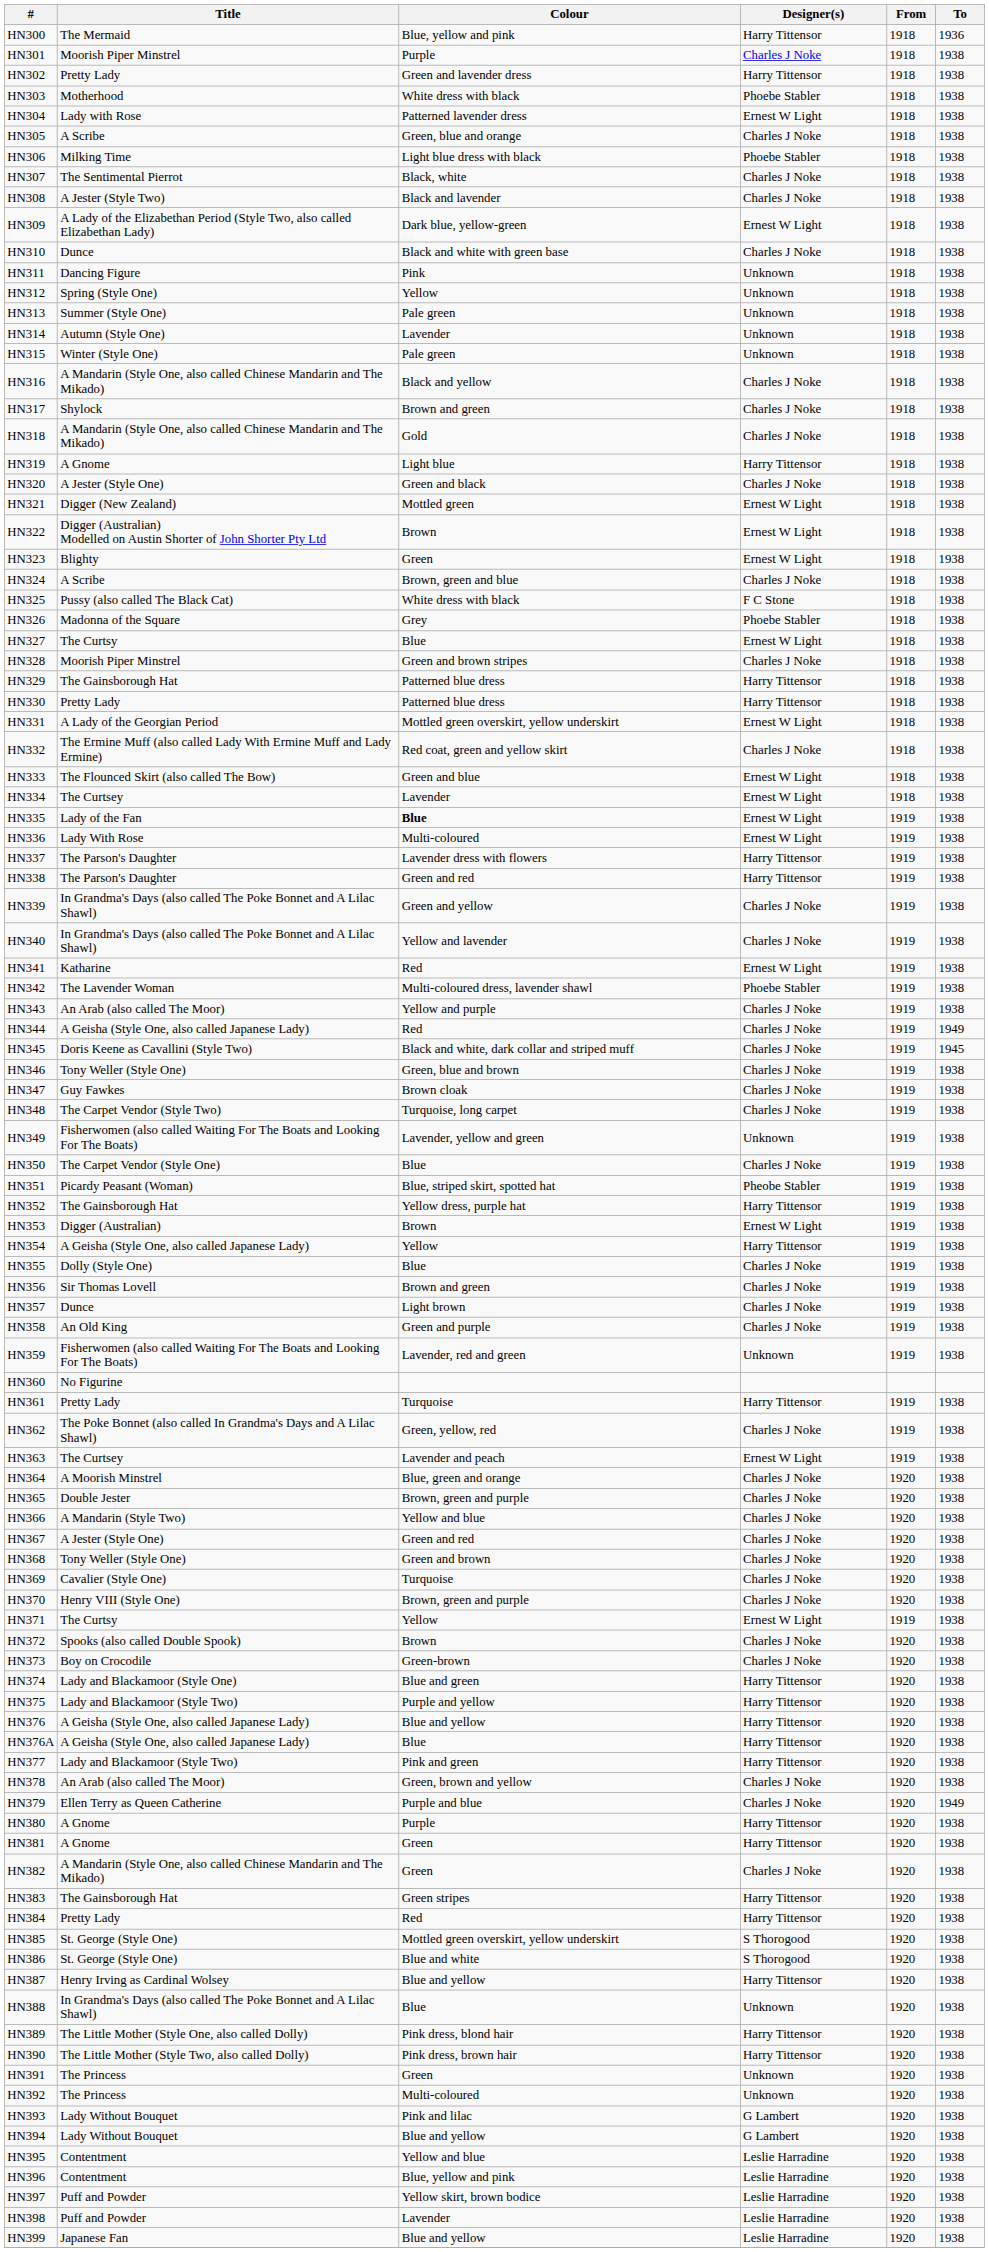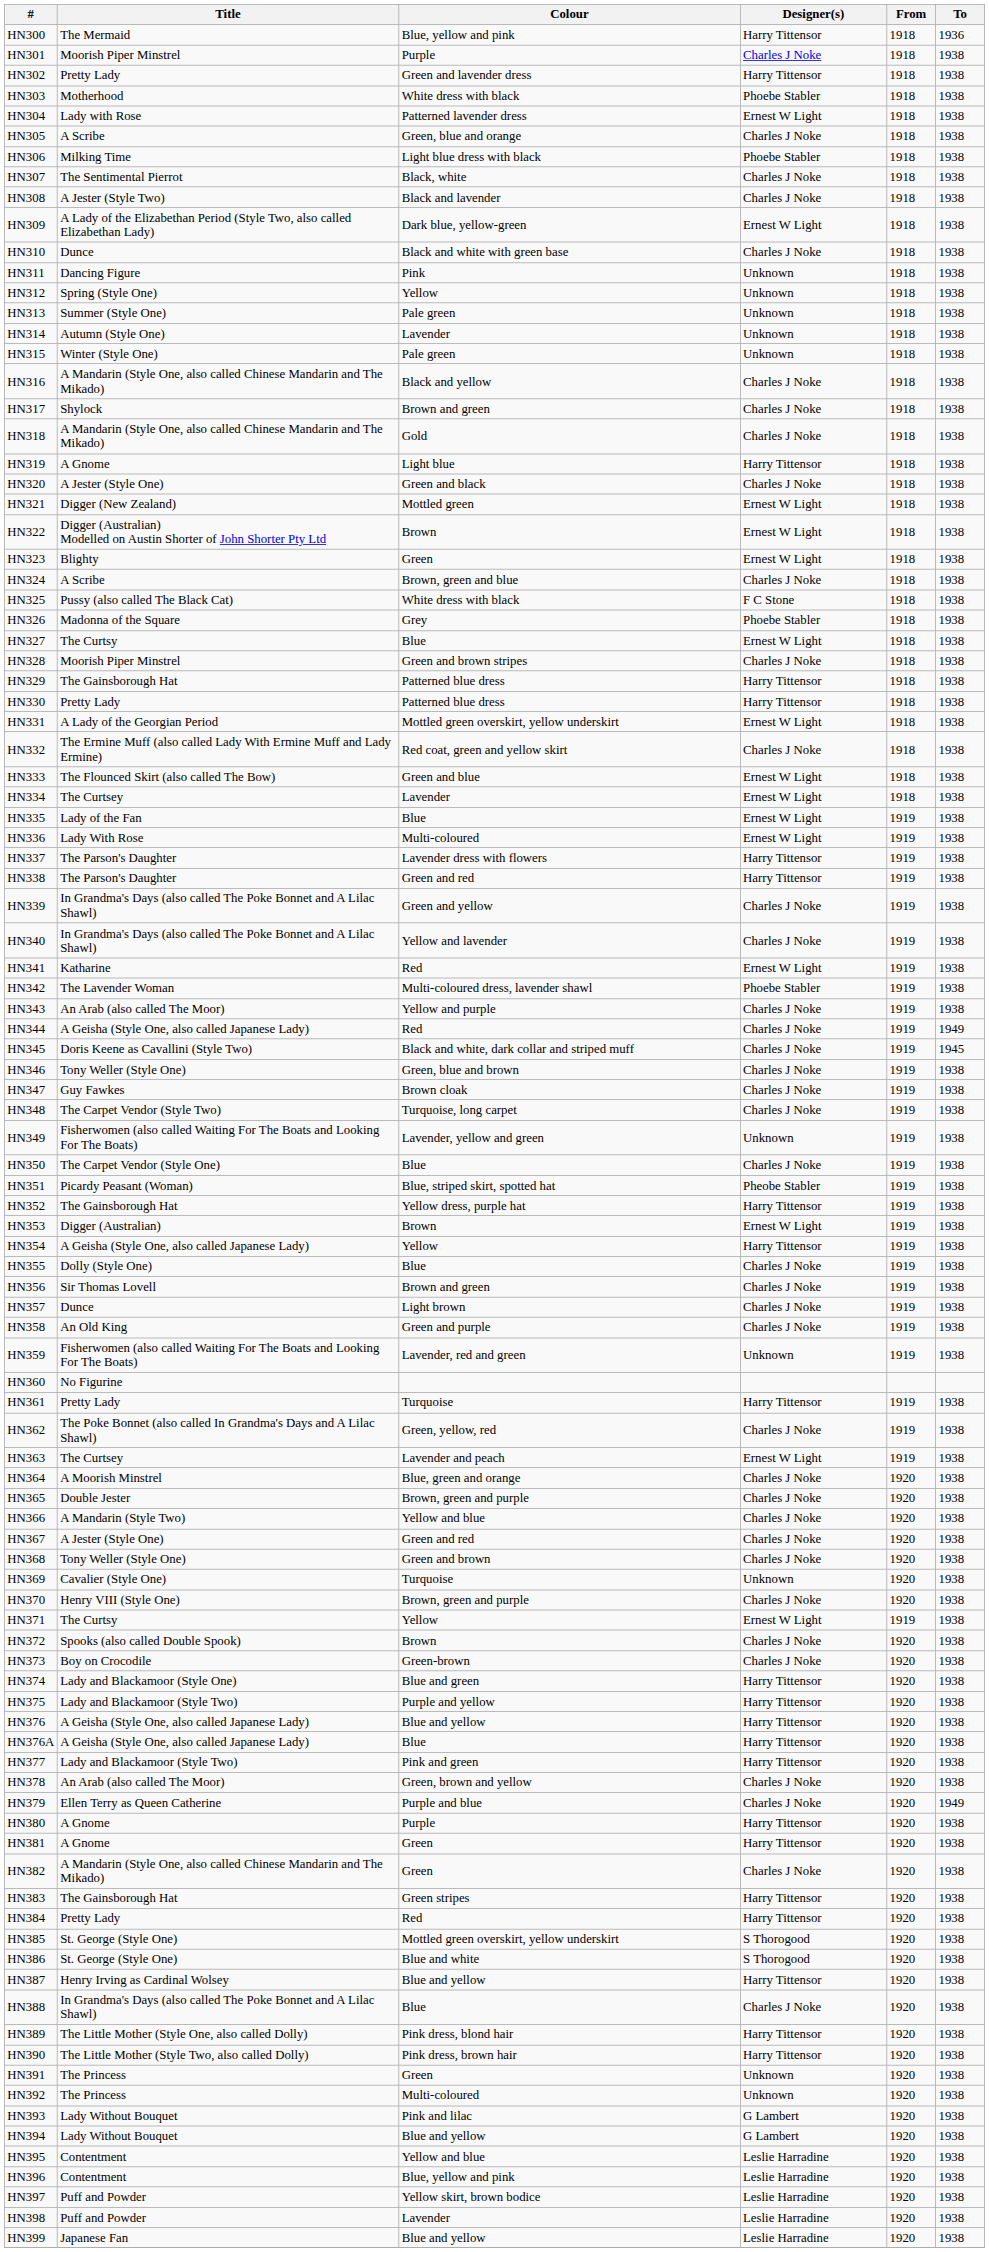(414, 817) bold -> (414, 817) normal
(782, 1579) Charles J Noke -> (768, 1579) Unknown
(768, 2007) Unknown -> (782, 2007) Charles J Noke
